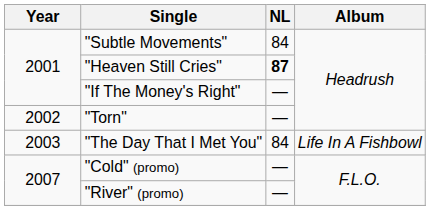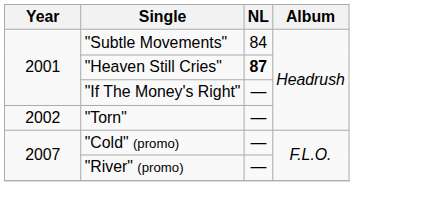- row: (173, 142)
